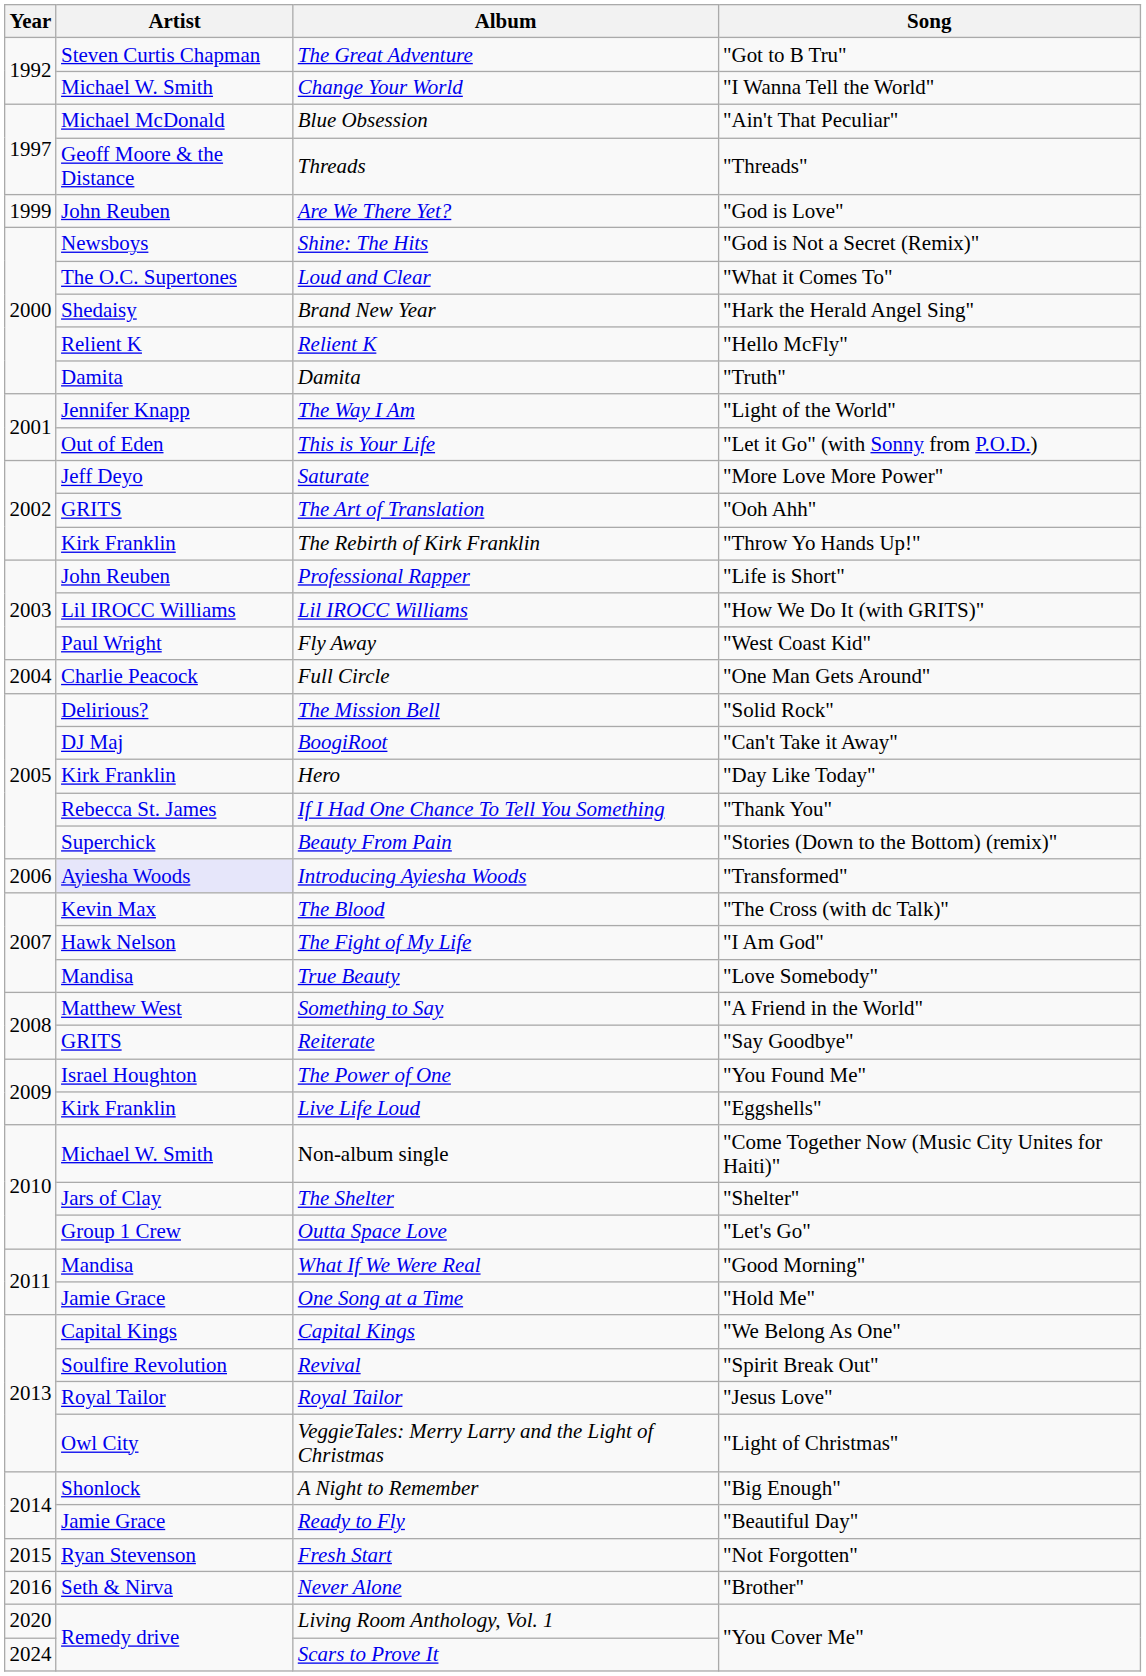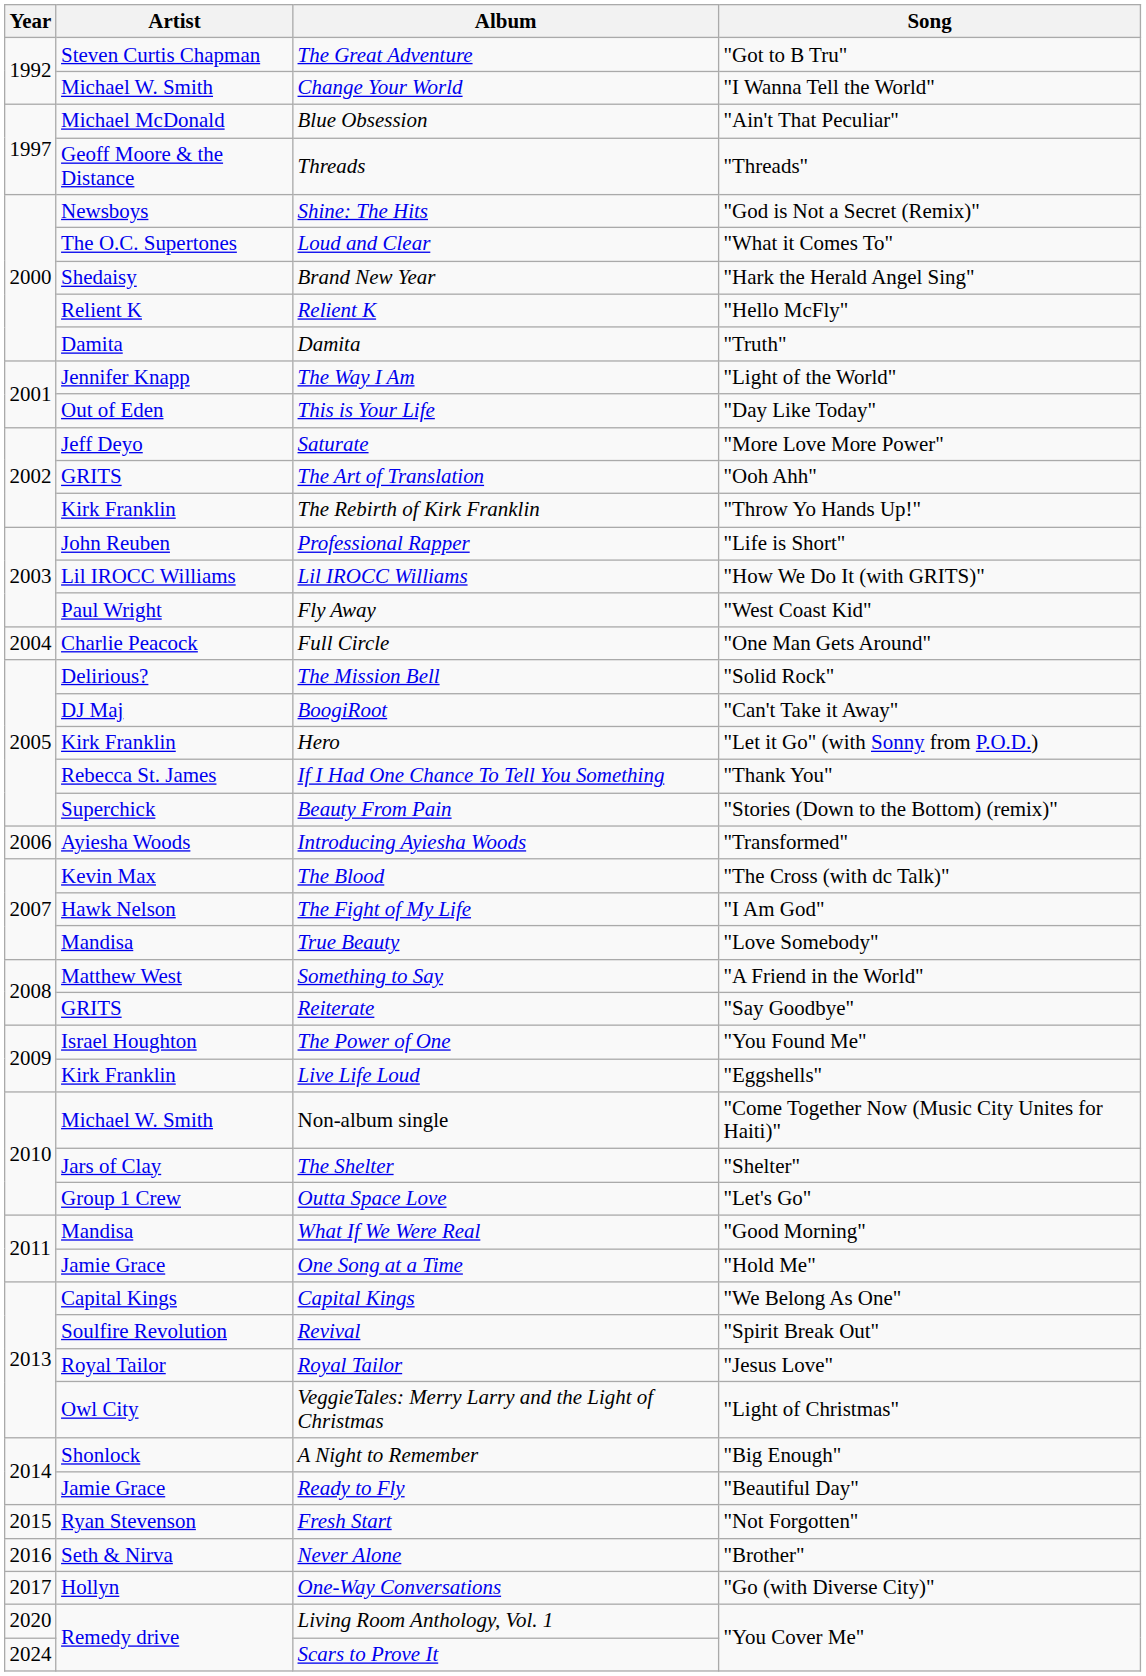- row: (375, 210)
(880, 443) "Let it Go" (with Sonny from P.O.D.) -> (800, 410) "Day Like Today"
(799, 776) "Day Like Today" -> (881, 742) "Let it Go" (with Sonny from P.O.D.)
(126, 875) lavender background -> (126, 842) no background
+ row: (399, 1587)
